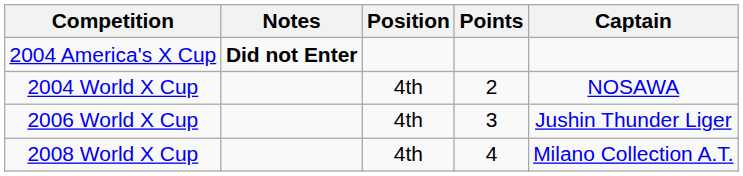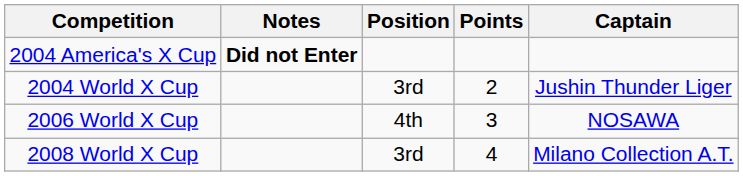(408, 87) 4th -> (408, 87) 3rd
(633, 87) NOSAWA -> (633, 87) Jushin Thunder Liger
(633, 120) Jushin Thunder Liger -> (633, 120) NOSAWA
(408, 154) 4th -> (408, 154) 3rd
